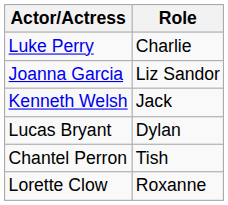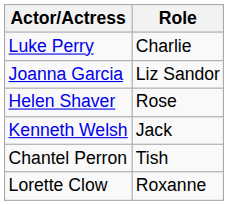+ row: (62, 102)
- row: (60, 130)
